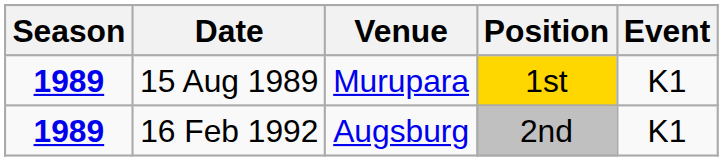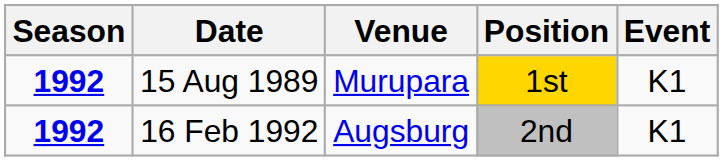(69, 81) 1989 -> (69, 81) 1992
(69, 131) 1989 -> (69, 131) 1992
